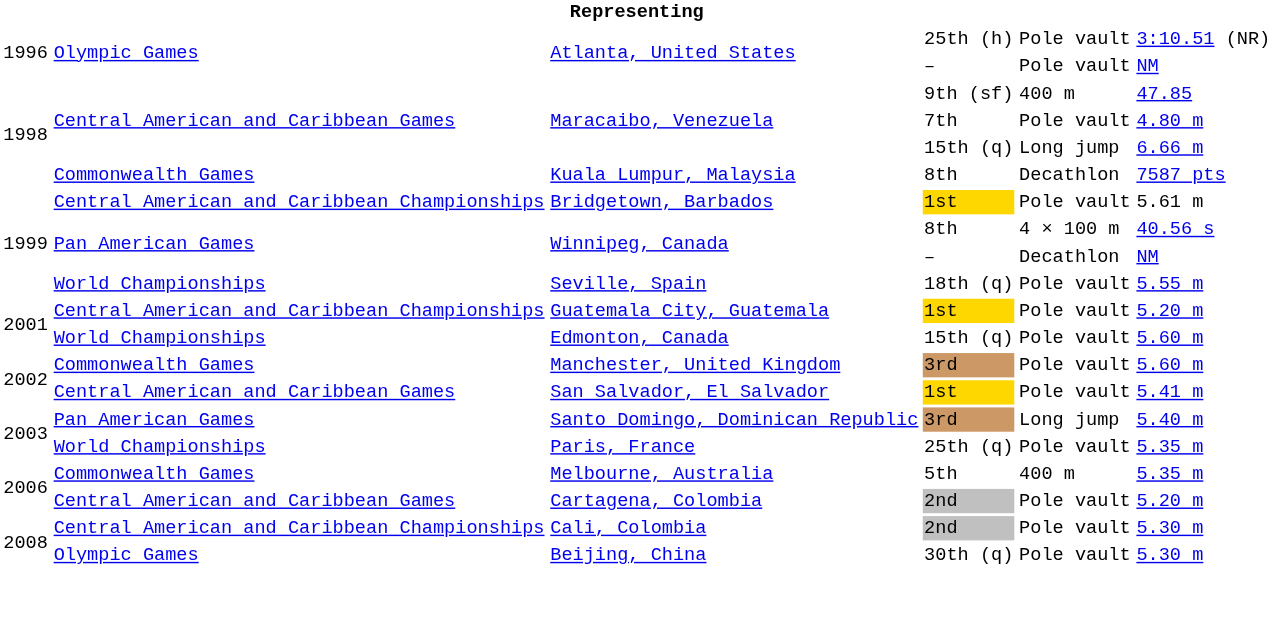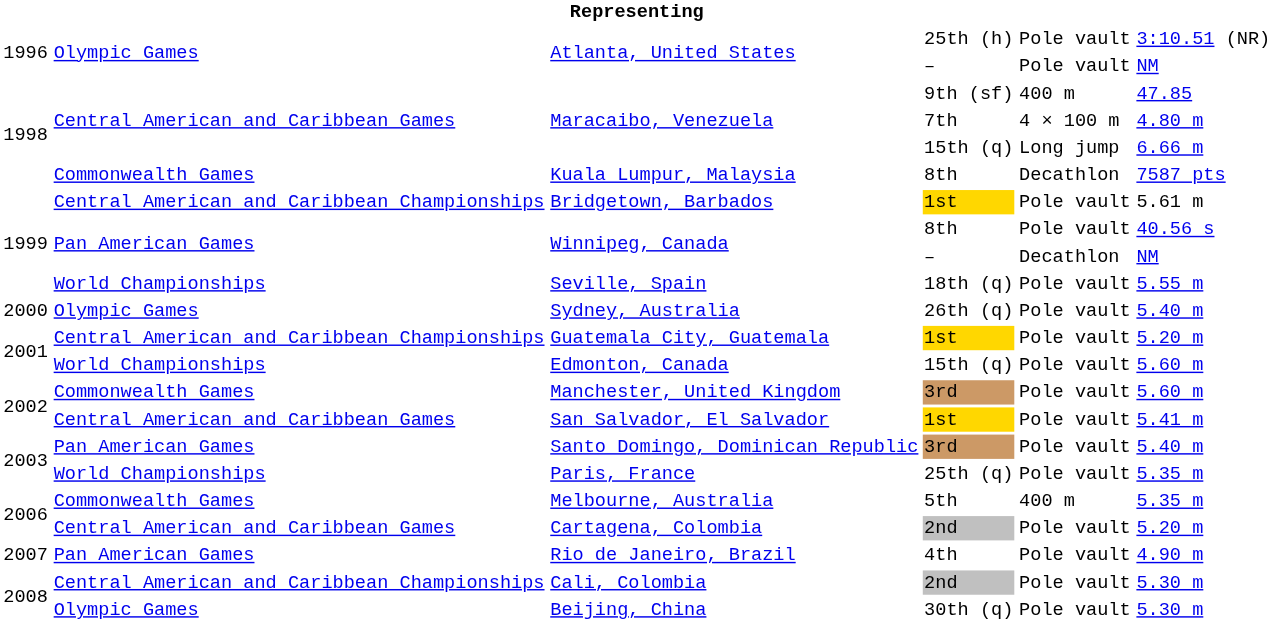(1075, 121) Pole vault -> (1069, 121) 4 × 100 m
(1069, 229) 4 × 100 m -> (1075, 229) Pole vault
+ row: (645, 311)
(1069, 420) Long jump -> (1075, 447) Pole vault
+ row: (673, 555)
